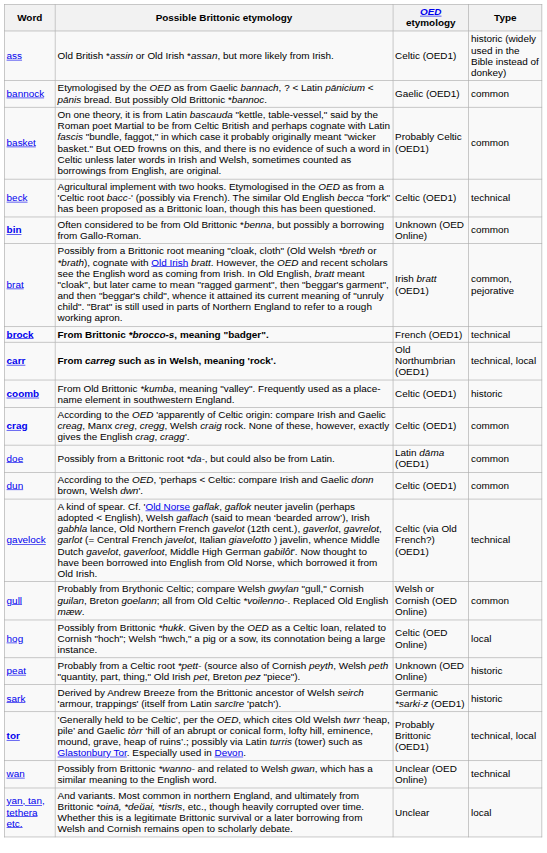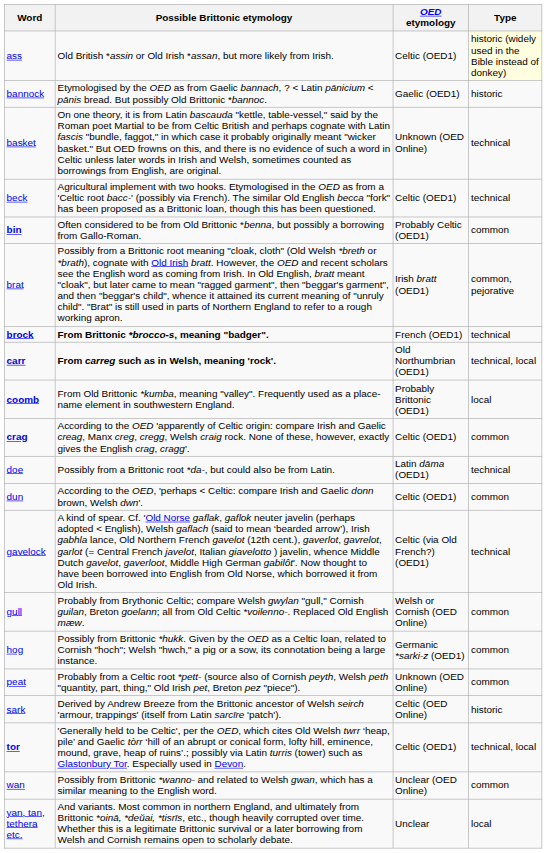(505, 55) no background -> (505, 55) lightyellow background
(490, 94) common -> (487, 94) historic
(428, 143) Probably Celtic (OED1) -> (430, 143) Unknown (OED Online)
(490, 143) common -> (491, 143) technical
(430, 230) Unknown (OED Online) -> (428, 230) Probably Celtic (OED1)
(426, 393) Celtic (OED1) -> (415, 399) Probably Brittonic (OED1)
(487, 393) historic -> (481, 399) local
(490, 458) common -> (491, 470) technical
(421, 638) Celtic (OED Online) -> (430, 650) Germanic *sarki-z (OED1)
(481, 638) local -> (490, 650) common
(487, 671) historic -> (490, 682) common
(430, 698) Germanic *sarki-z (OED1) -> (421, 709) Celtic (OED Online)
(415, 736) Probably Brittonic (OED1) -> (426, 747) Celtic (OED1)
(491, 774) technical -> (490, 785) common
